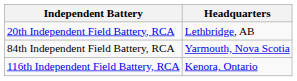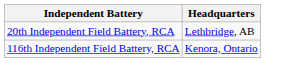- row: (91, 48)
